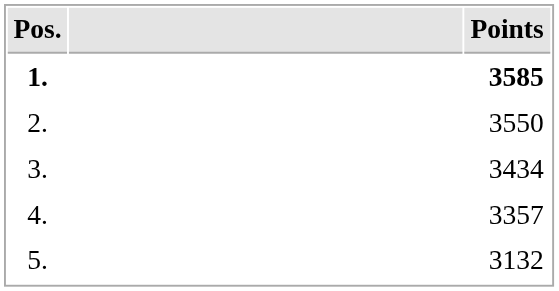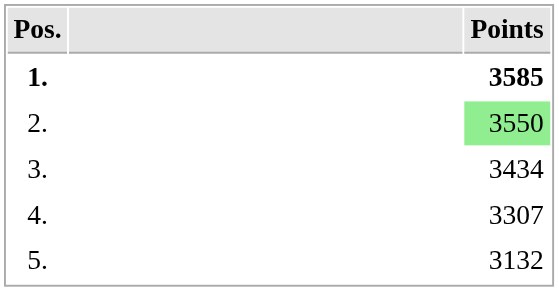(516, 122) no background -> (516, 122) lightgreen background
(516, 214) 3357 -> (516, 214) 3307
